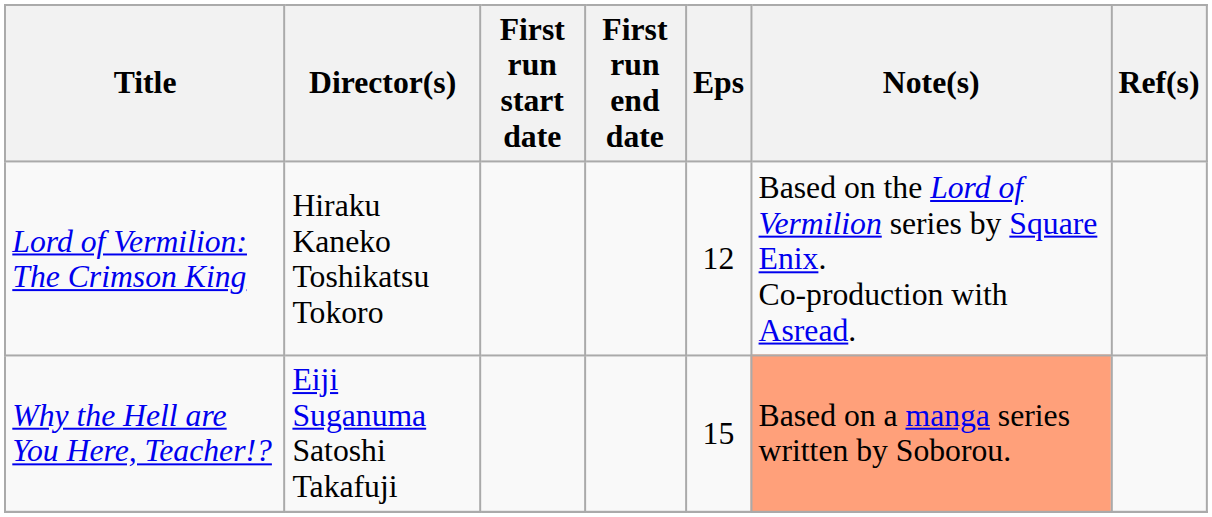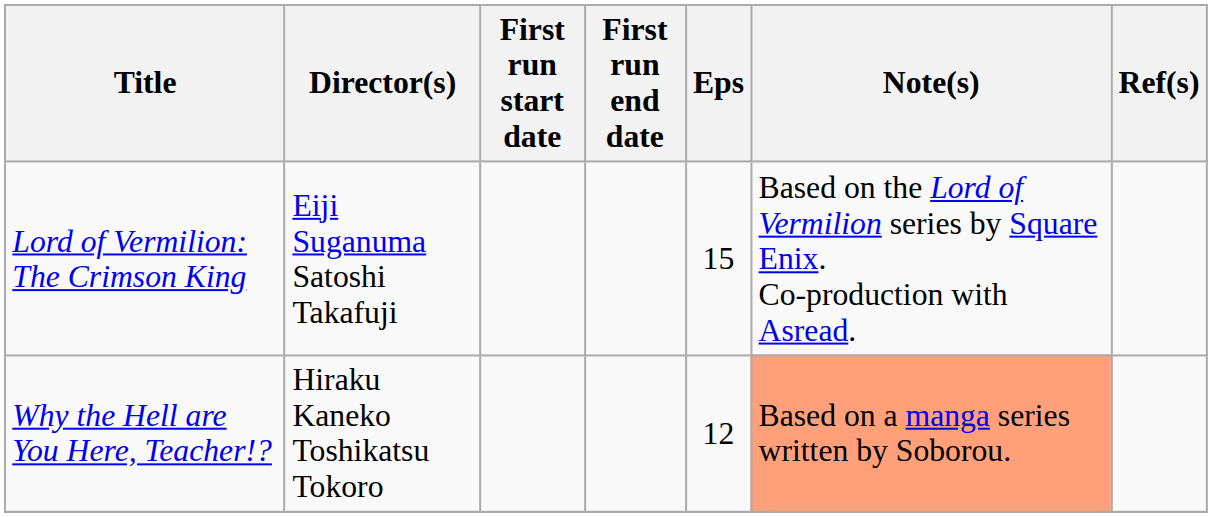(361, 258) Hiraku Kaneko Toshikatsu Tokoro -> (359, 258) Eiji Suganuma Satoshi Takafuji
(718, 258) 12 -> (718, 258) 15
(359, 433) Eiji Suganuma Satoshi Takafuji -> (361, 433) Hiraku Kaneko Toshikatsu Tokoro
(718, 433) 15 -> (718, 433) 12
